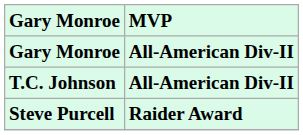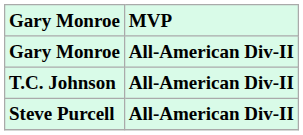(186, 114) Raider Award -> (211, 114) All-American Div-II
